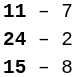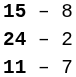rows swapped: (38, 12) <-> (38, 68)
